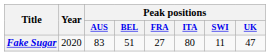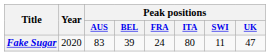(129, 43) 51 -> (129, 43) 39
(160, 43) 27 -> (160, 43) 24
